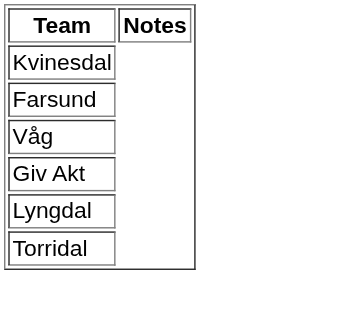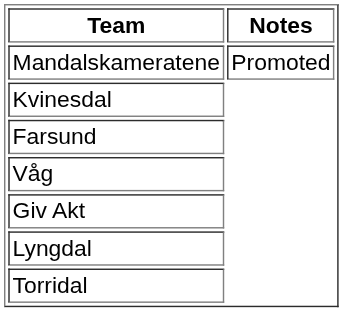+ row: (116, 62)
